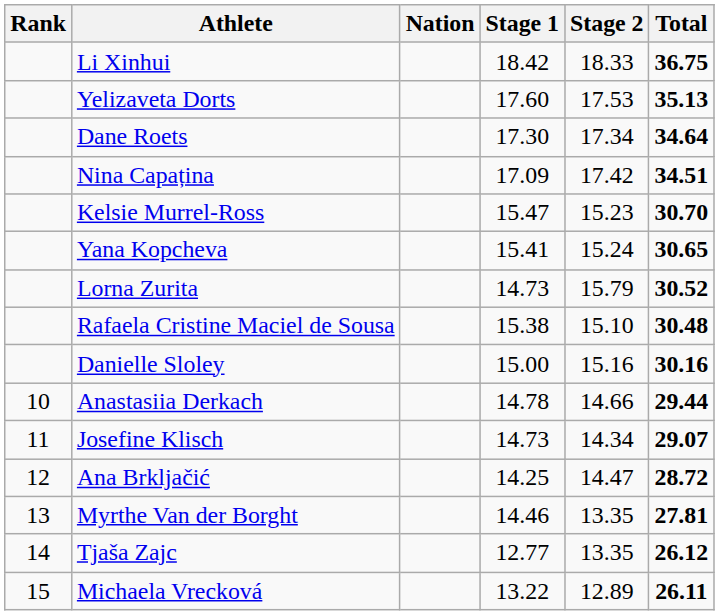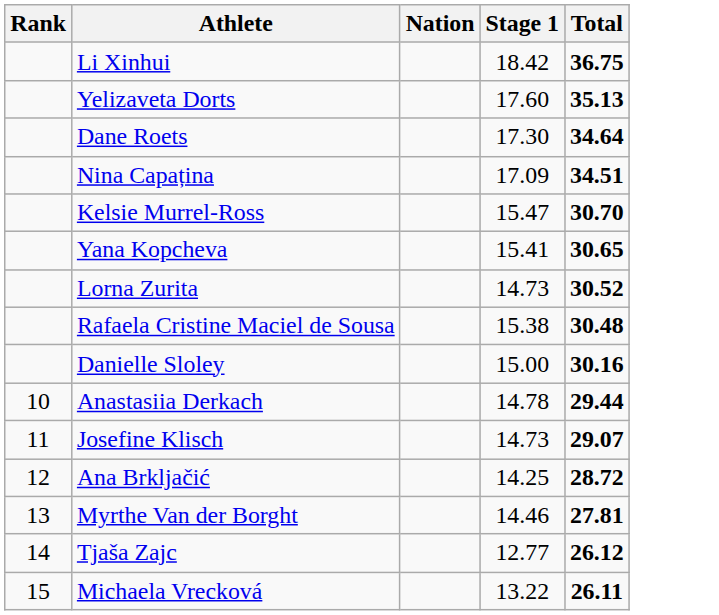- column: (607, 23)
